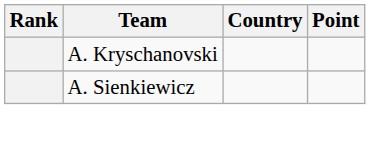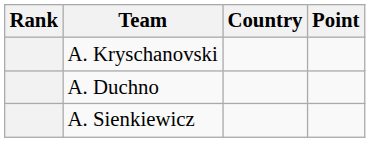+ row: (113, 86)
